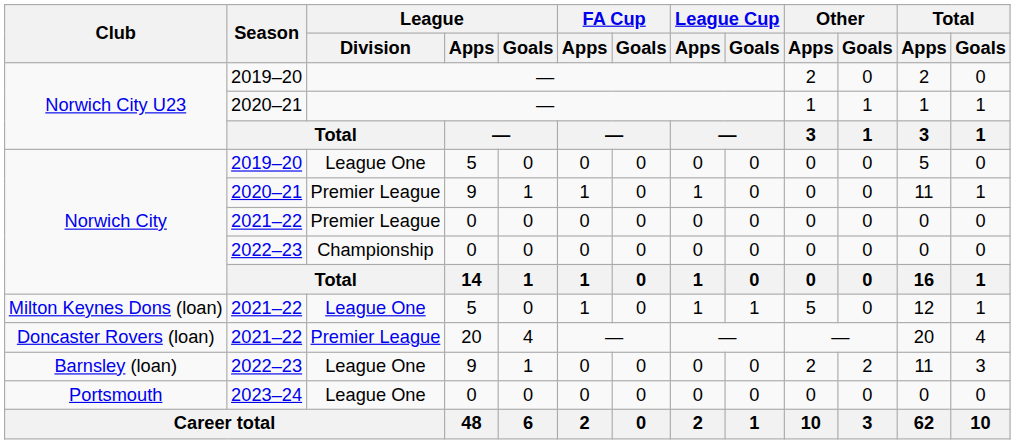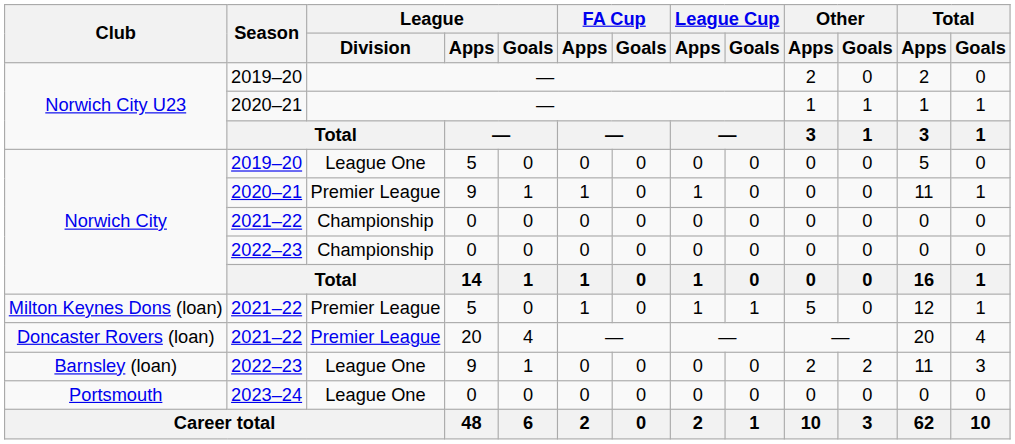(375, 221) Premier League -> (375, 221) Championship
(375, 308) League One -> (375, 308) Premier League
